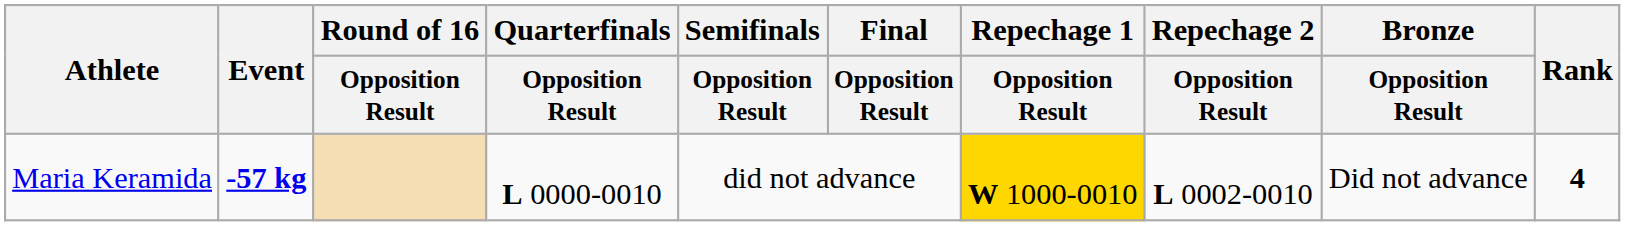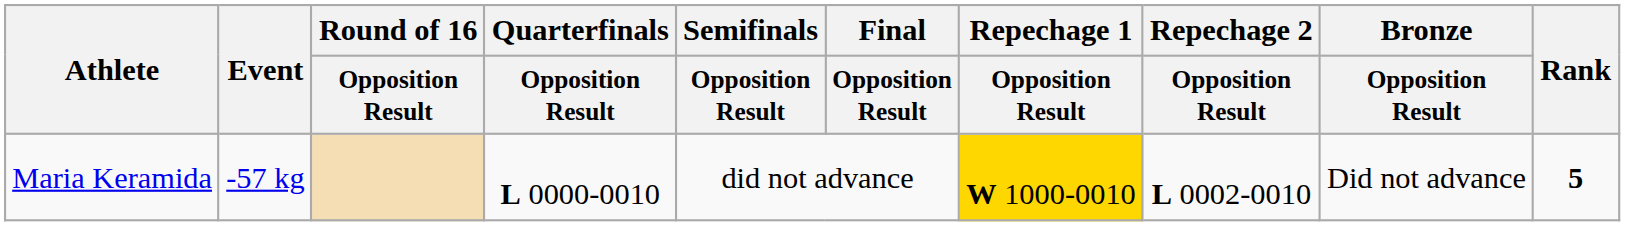(266, 177) bold -> (265, 177) normal
(1577, 177) 4 -> (1576, 177) 5
